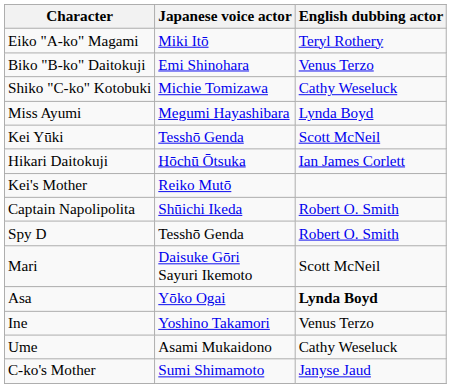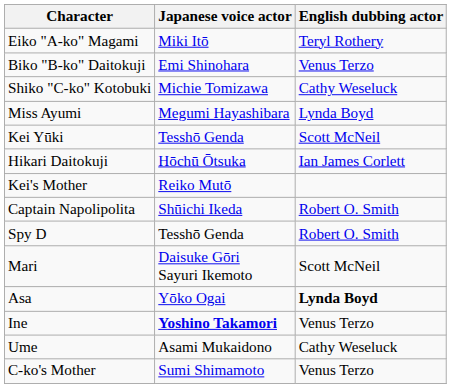(214, 322) normal -> (218, 322) bold
(335, 371) Janyse Jaud -> (336, 371) Venus Terzo
